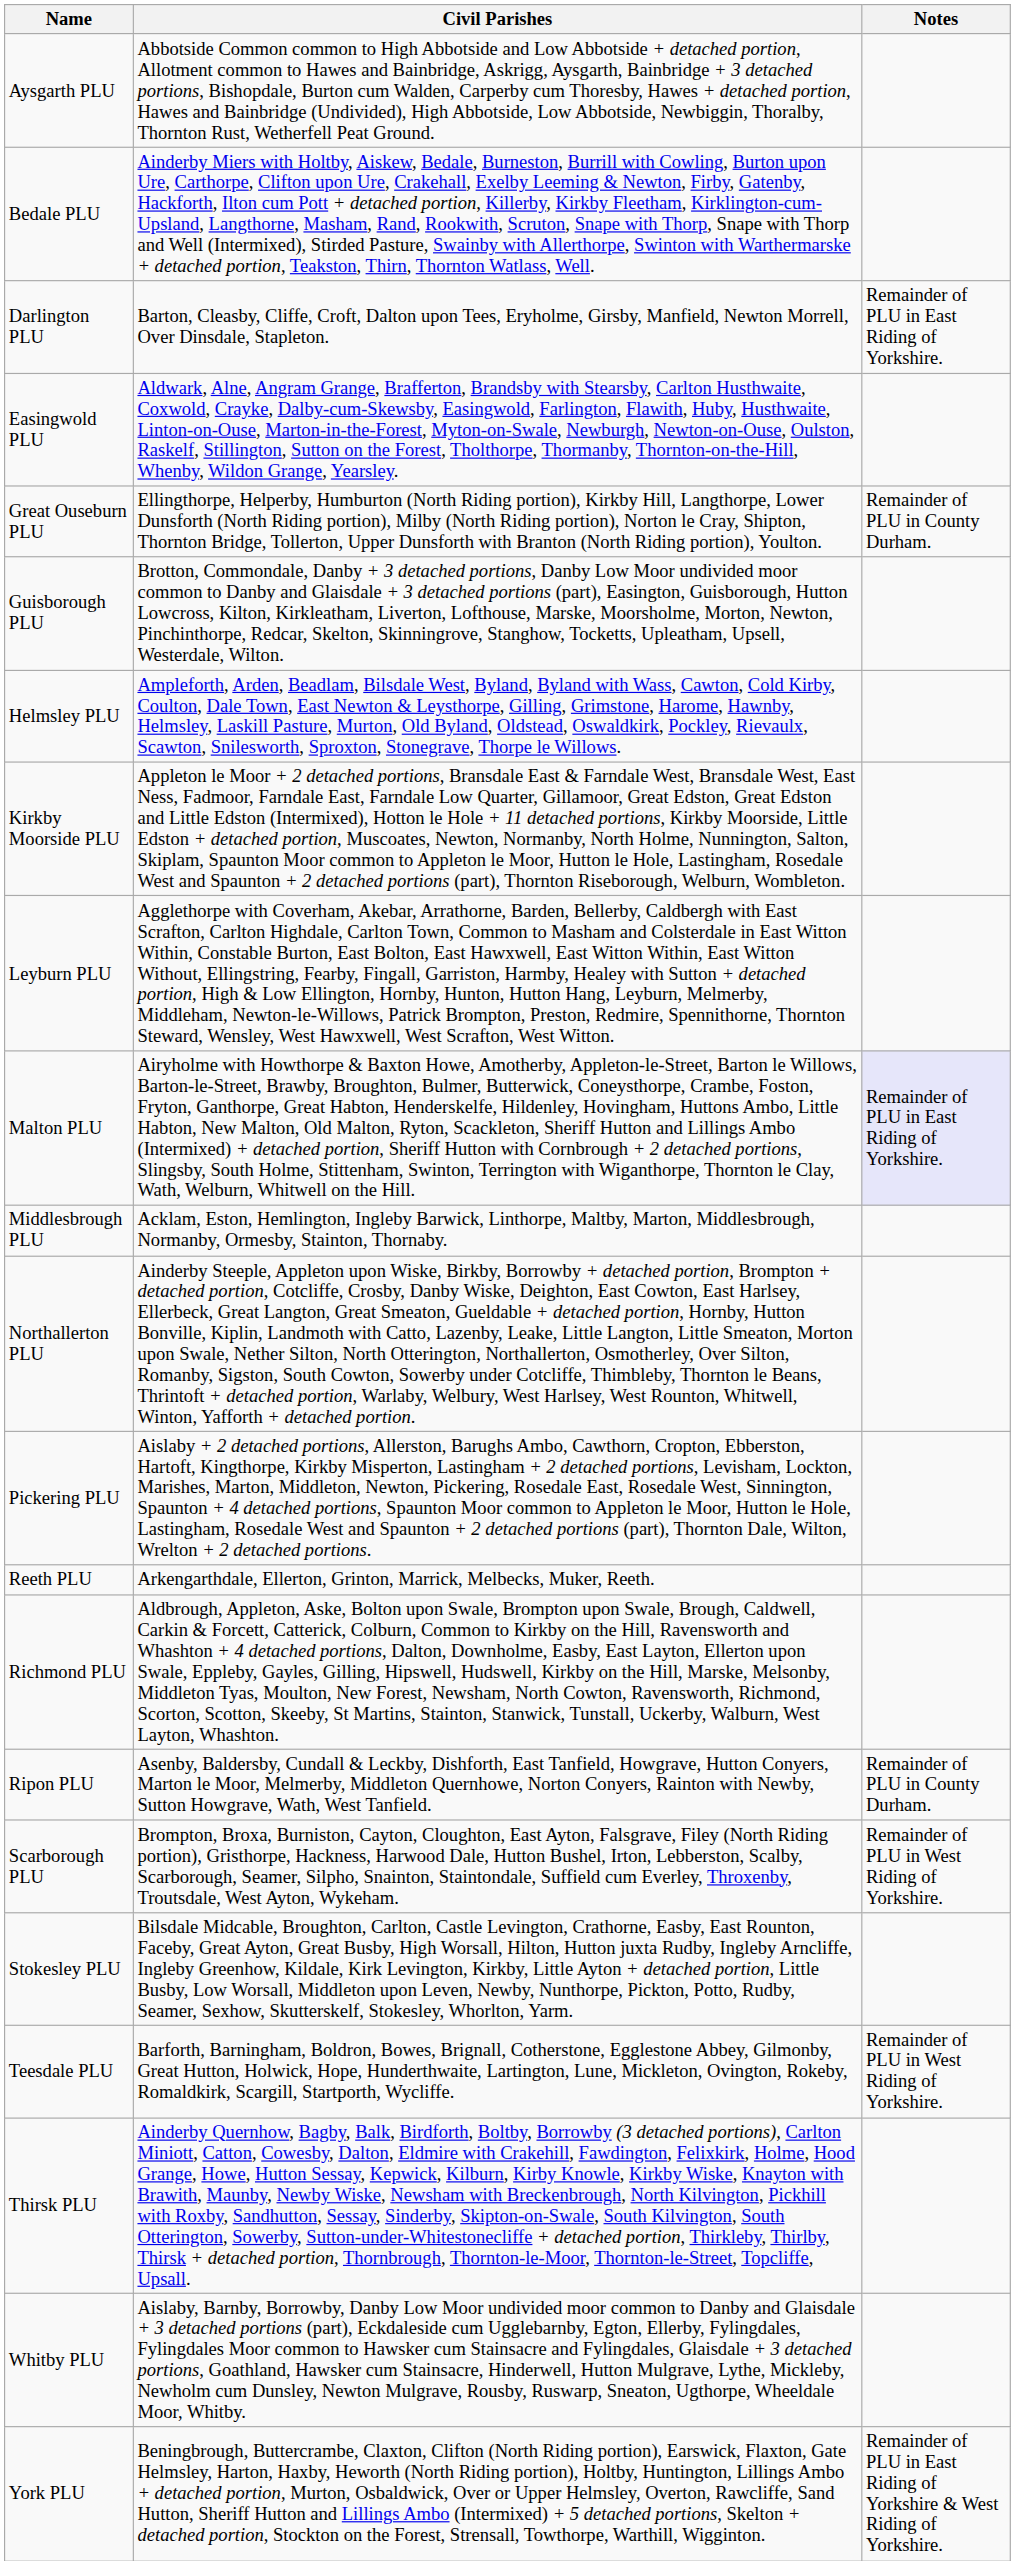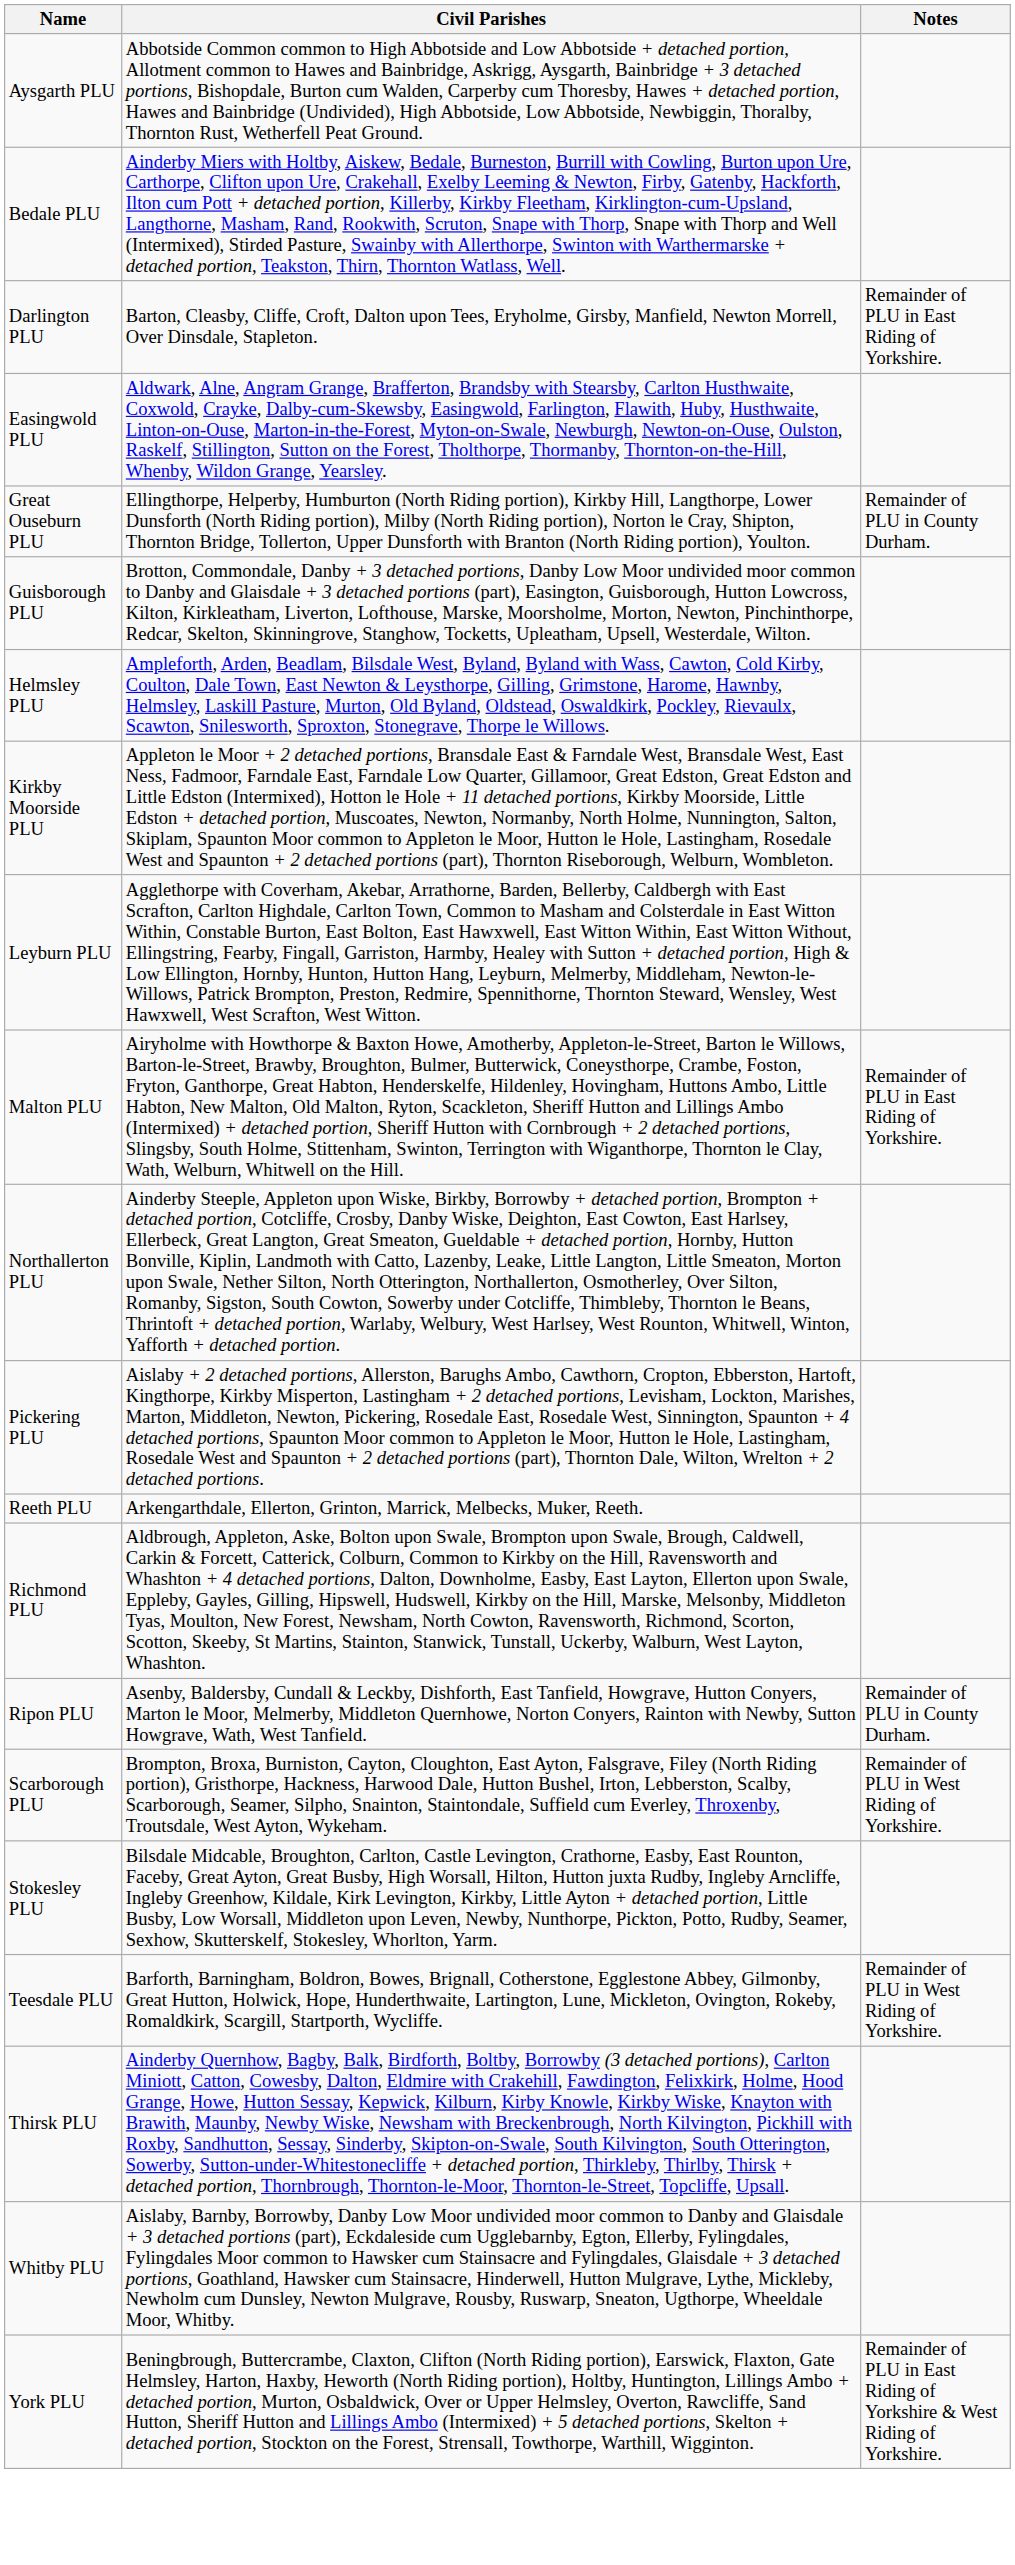(917, 1127) lavender background -> (916, 1107) no background
- row: (66, 1230)
